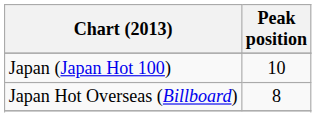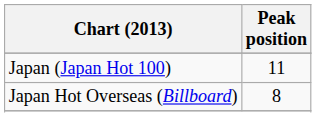(277, 67) 10 -> (277, 67) 11
